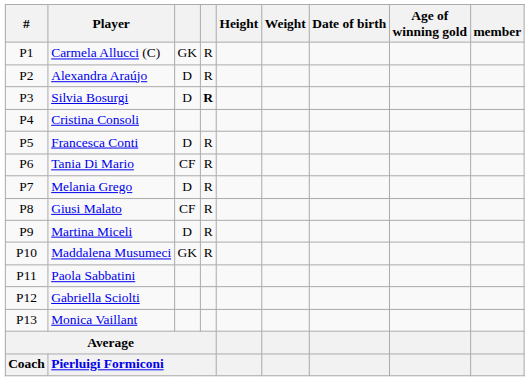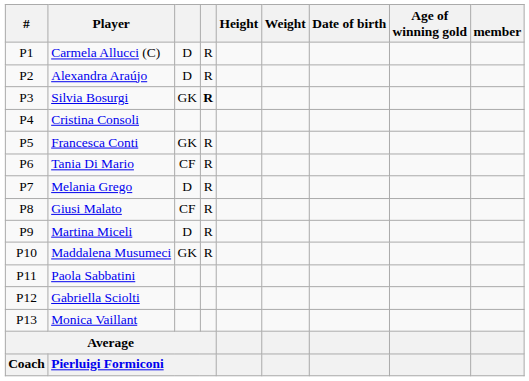(187, 53) GK -> (187, 53) D
(187, 97) D -> (187, 97) GK
(187, 142) D -> (187, 142) GK
